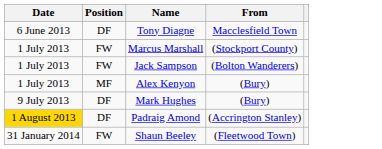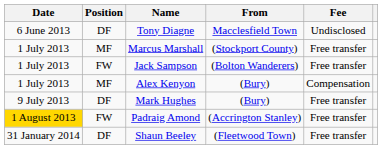+ column: (338, 13)
(104, 48) FW -> (104, 48) MF
(104, 118) DF -> (104, 118) FW
(104, 135) FW -> (104, 135) DF
